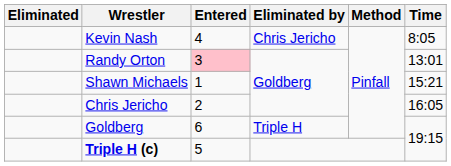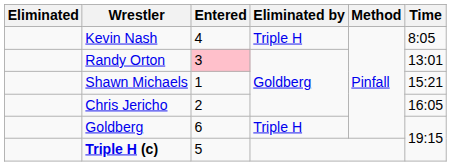(294, 37) Chris Jericho -> (278, 37) Triple H
